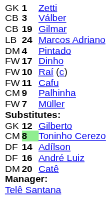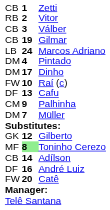(12, 7) GK -> (12, 7) CB
+ row: (48, 18)
(12, 61) FW -> (12, 72) DM
(12, 82) FW -> (11, 93) DF
(27, 82) 11 -> (27, 93) 13
(12, 104) FW -> (12, 115) DM
(12, 136) CM -> (12, 147) MF
(11, 147) DF -> (12, 157) CB
(12, 168) DM -> (12, 179) FW
